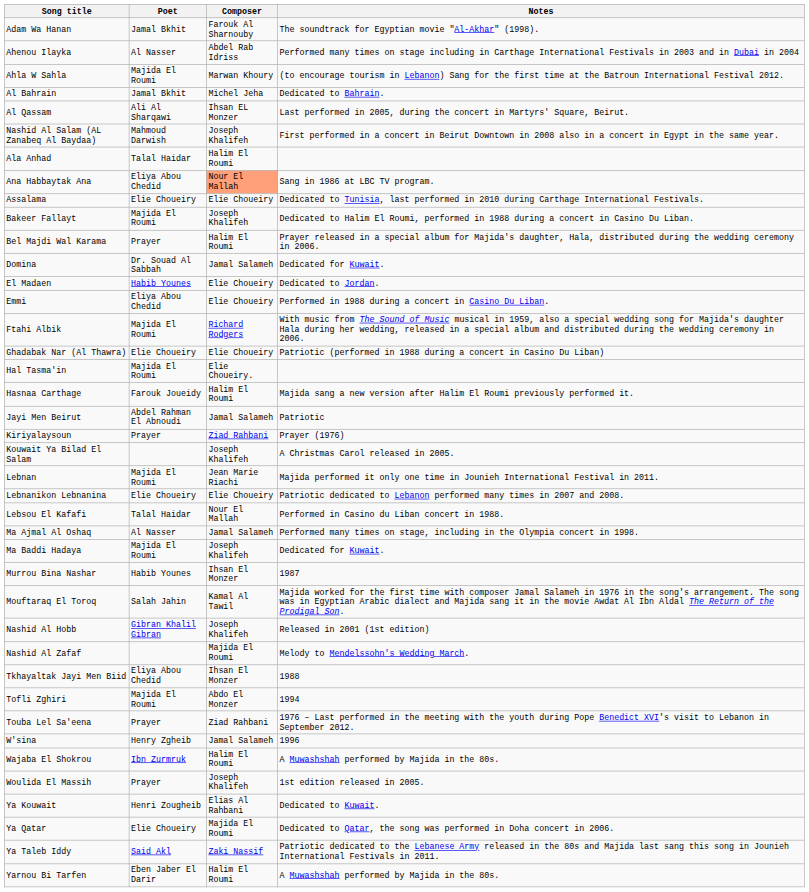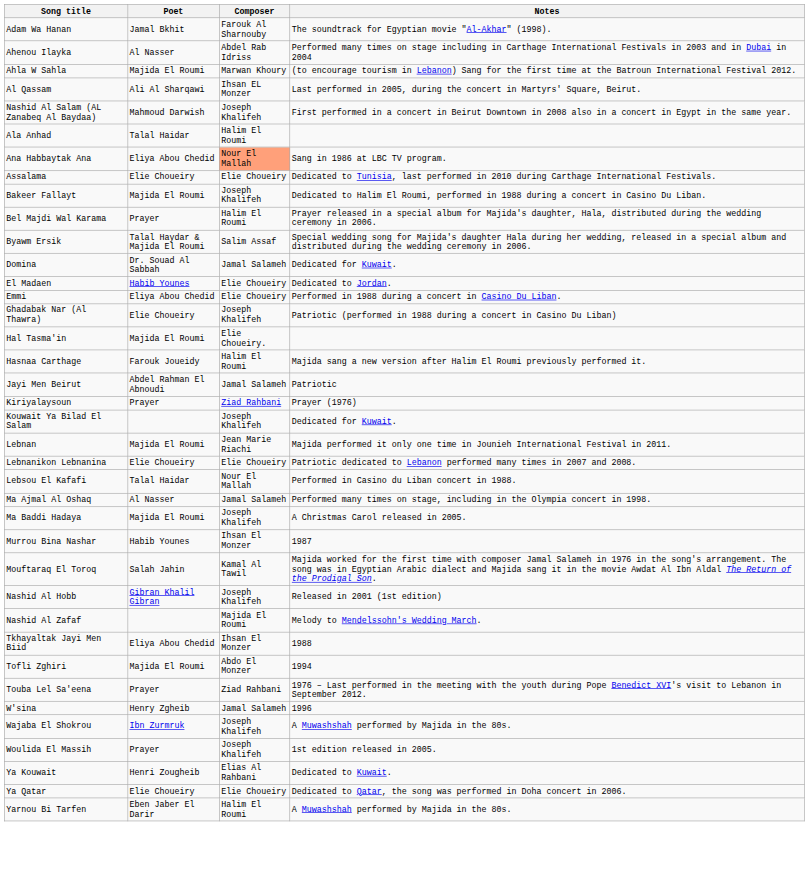- row: (31, 94)
+ row: (34, 242)
- row: (34, 330)
(241, 353) Elie Choueiry -> (241, 315) Joseph Khalifeh
(367, 454) A Christmas Carol released in 2005. -> (344, 421) Dedicated for Kuwait.
(332, 551) Dedicated for Kuwait. -> (379, 518) A Christmas Carol released in 2005.
(228, 759) Halim El Roumi -> (241, 727) Joseph Khalifeh
(231, 829) Majida El Roumi -> (254, 791) Elie Choueiry
- row: (39, 852)
